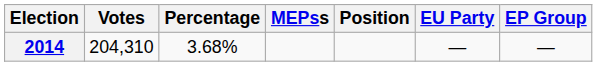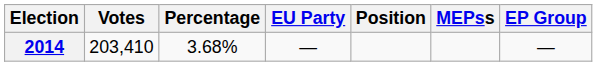columns swapped: (300, 18) <-> (457, 18)
(121, 46) 204,310 -> (121, 46) 203,410
